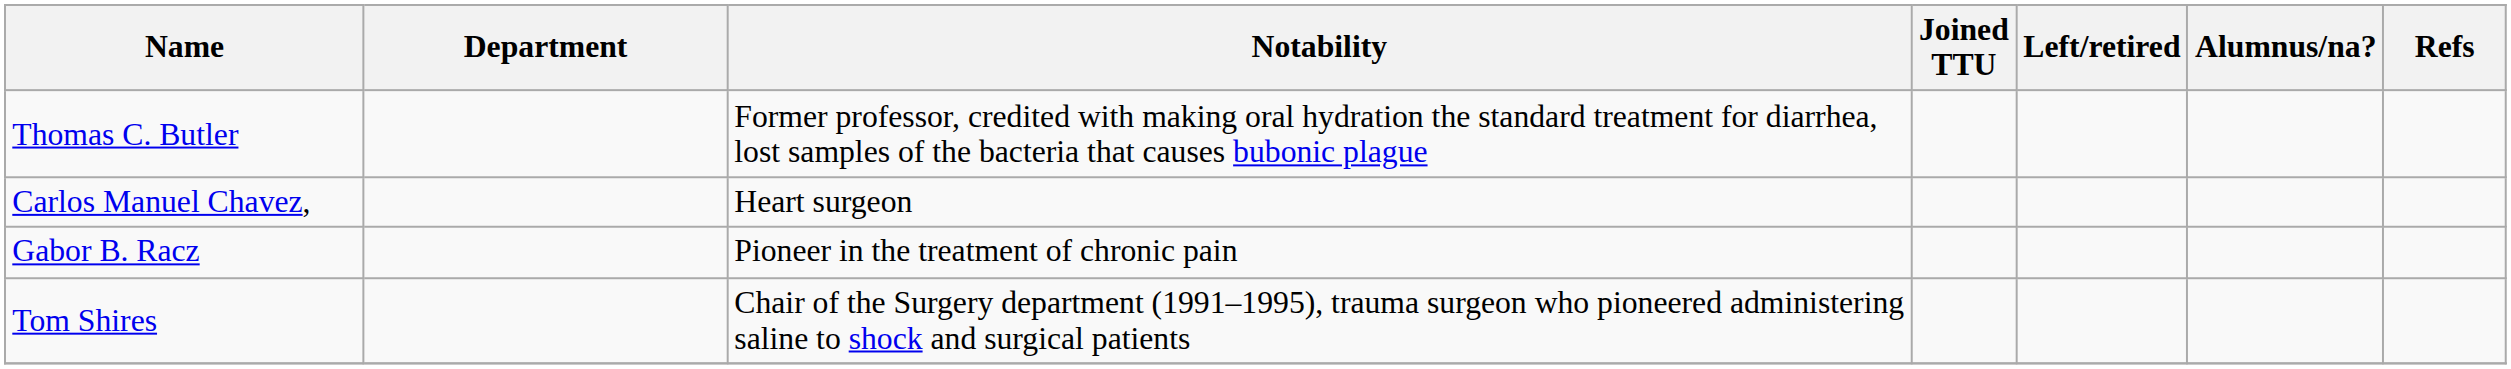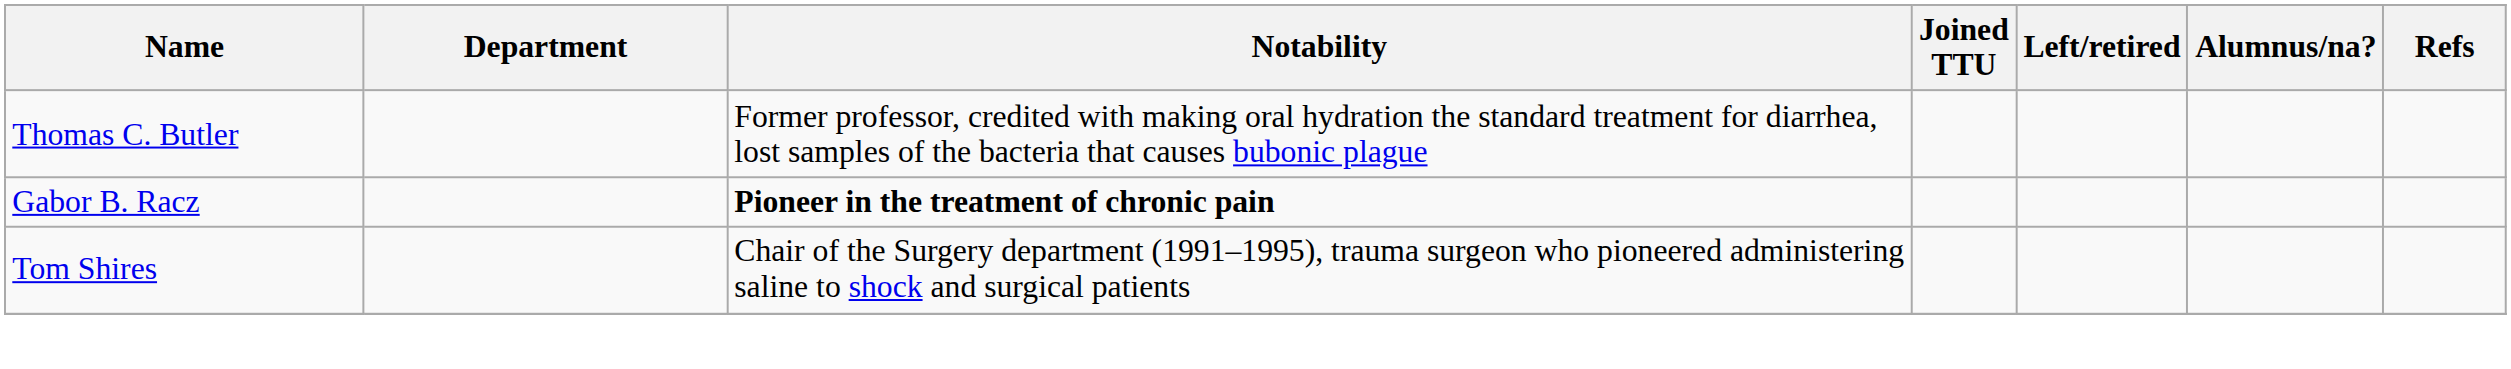- row: (161, 201)
(986, 251) normal -> (1004, 201) bold
